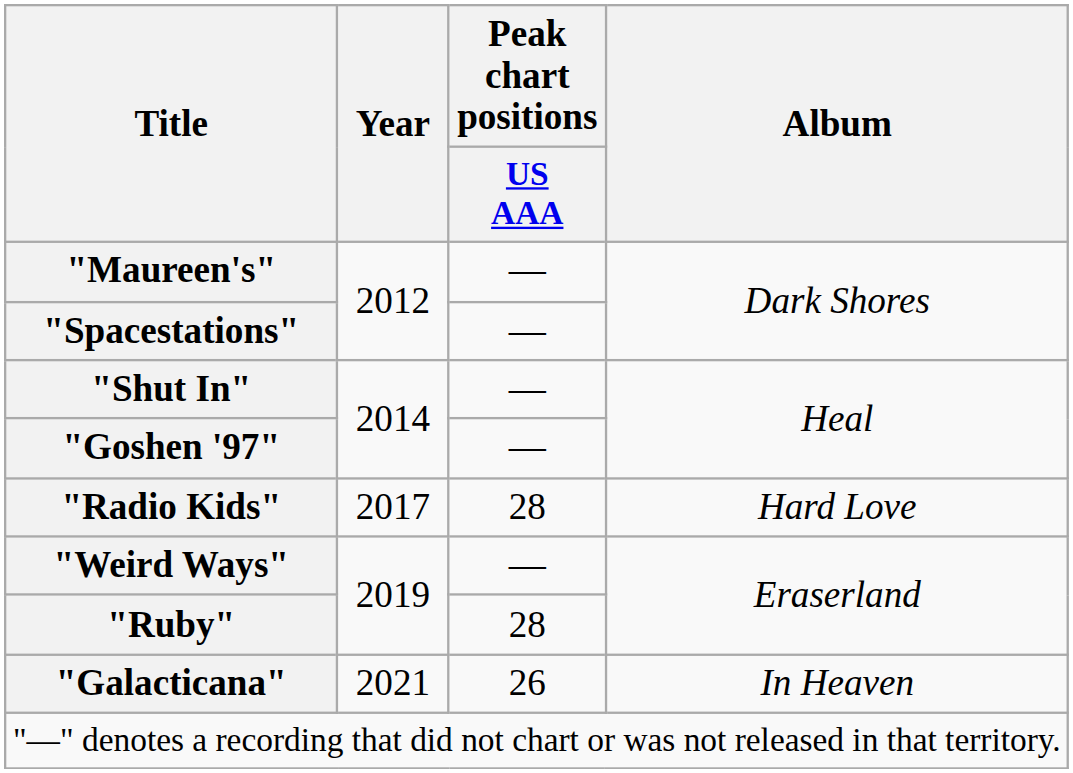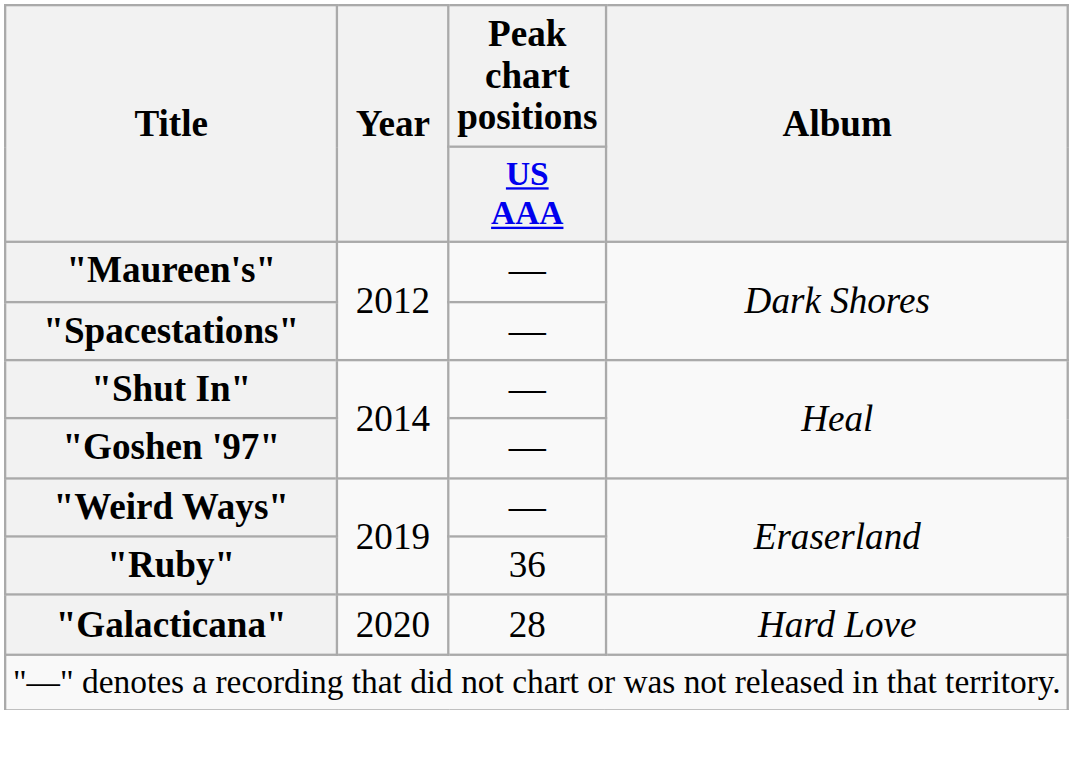- row: (171, 506)
(527, 624) 28 -> (527, 565) 36
(393, 682) 2021 -> (393, 624) 2020
(527, 682) 26 -> (527, 624) 28
(837, 682) In Heaven -> (837, 624) Hard Love
